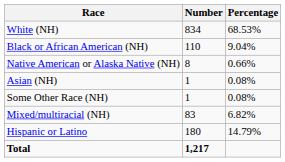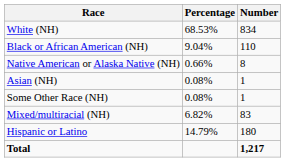columns swapped: (204, 13) <-> (253, 13)
